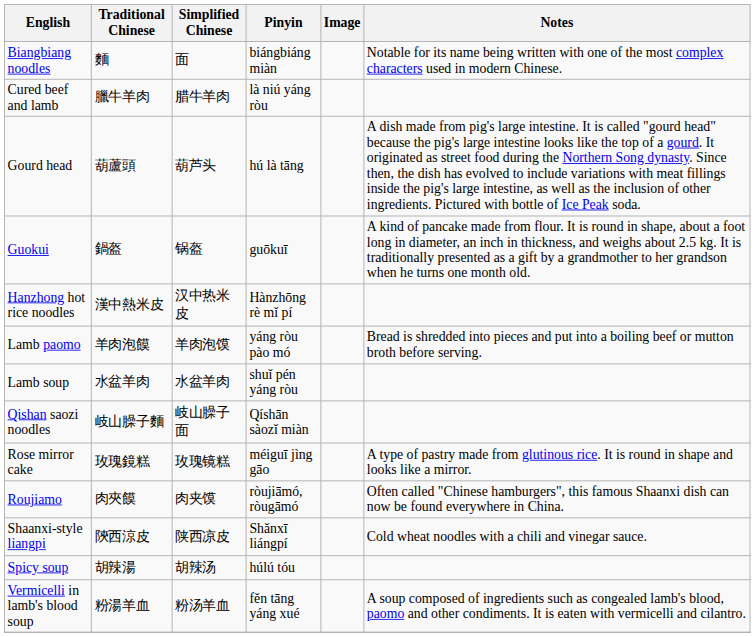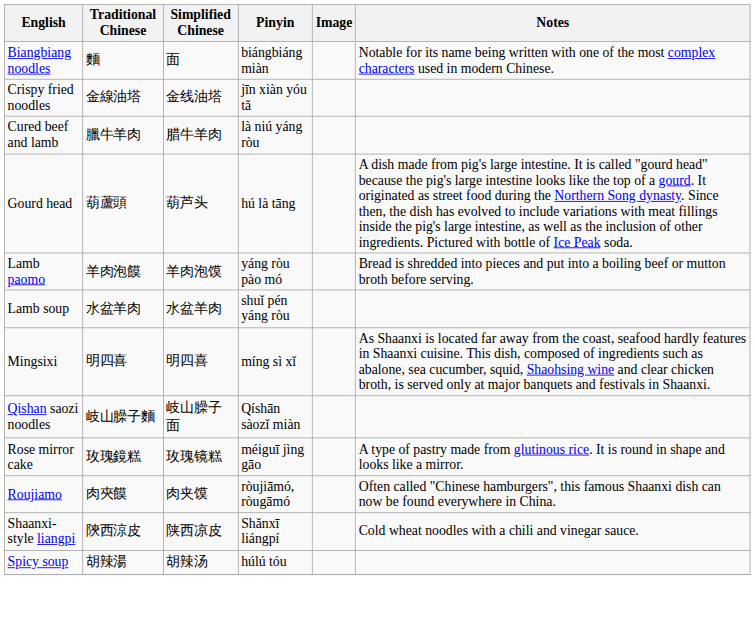+ row: (41, 97)
- row: (28, 249)
- row: (46, 305)
+ row: (32, 361)
- row: (43, 606)
